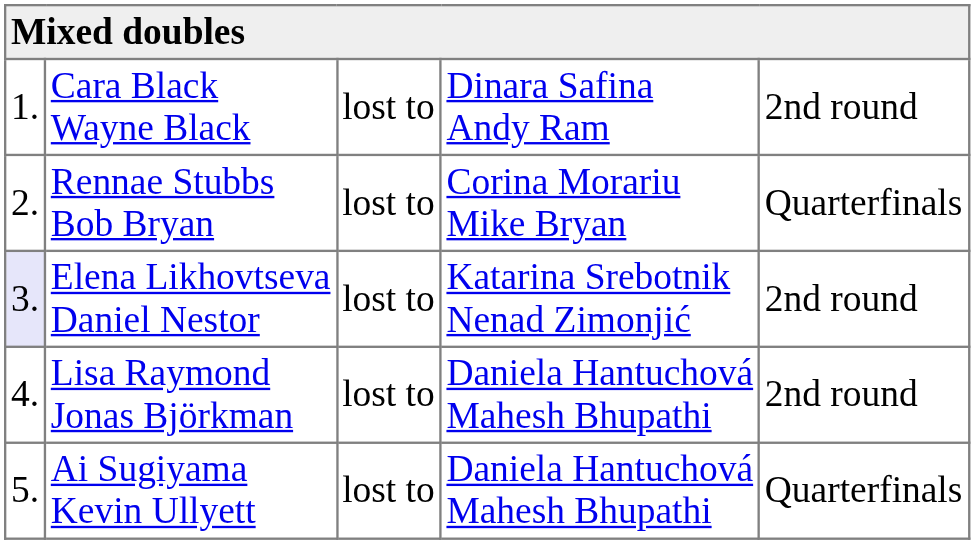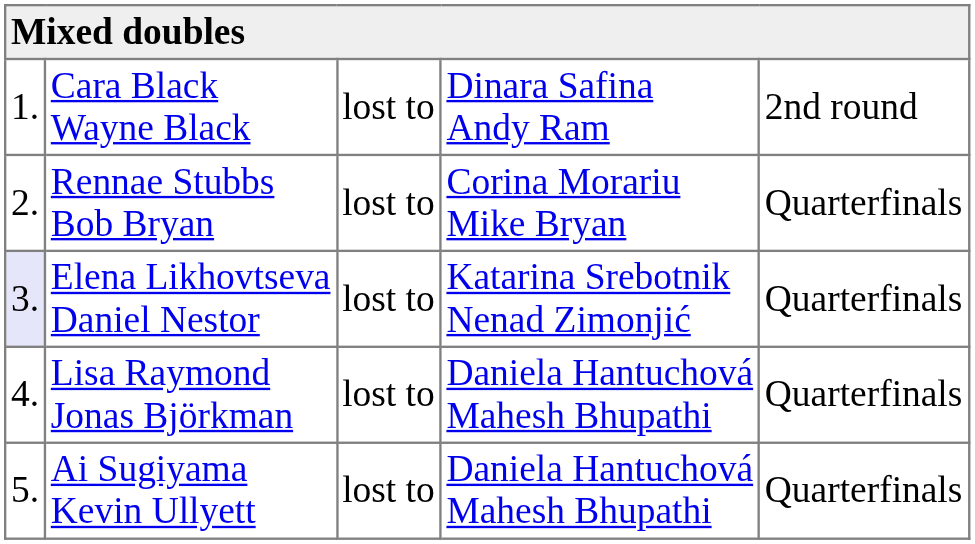(841, 298) 2nd round -> (864, 298) Quarterfinals
(841, 394) 2nd round -> (864, 394) Quarterfinals
